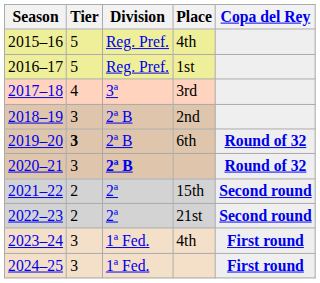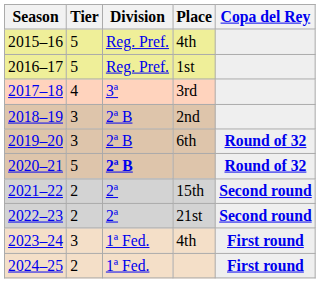(74, 141) bold -> (74, 141) normal
(74, 166) 3 -> (74, 166) 5
(74, 265) 3 -> (74, 265) 2
